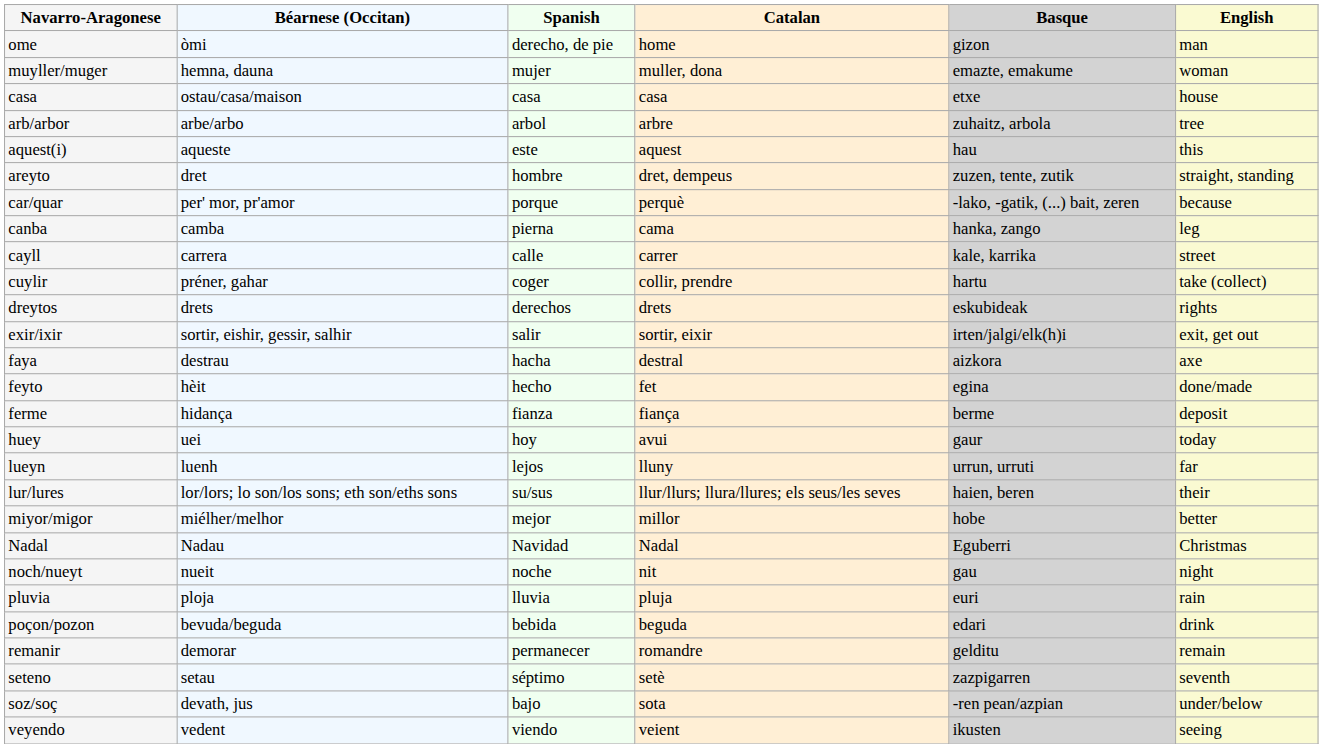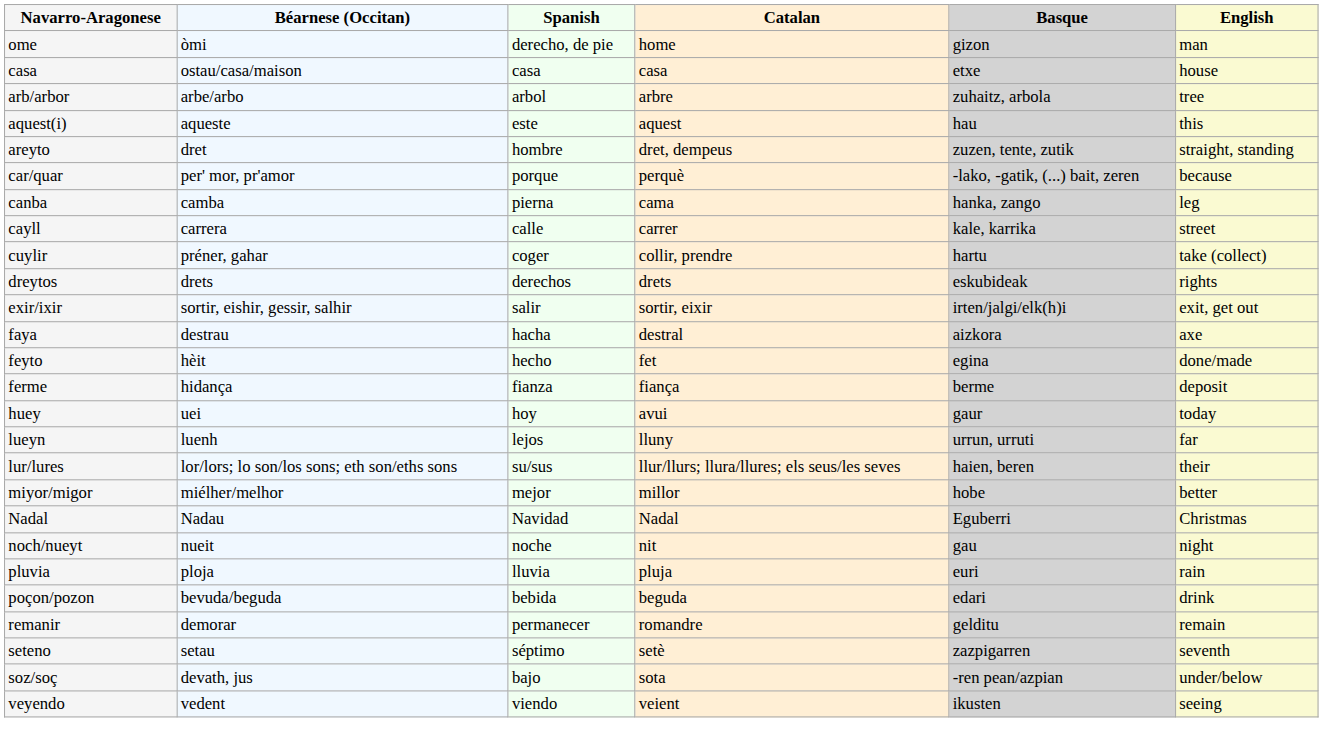- row: (58, 70)
